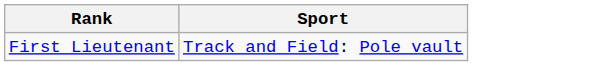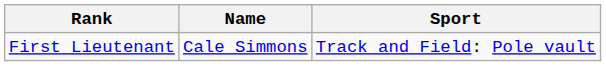+ column: (245, 19)
